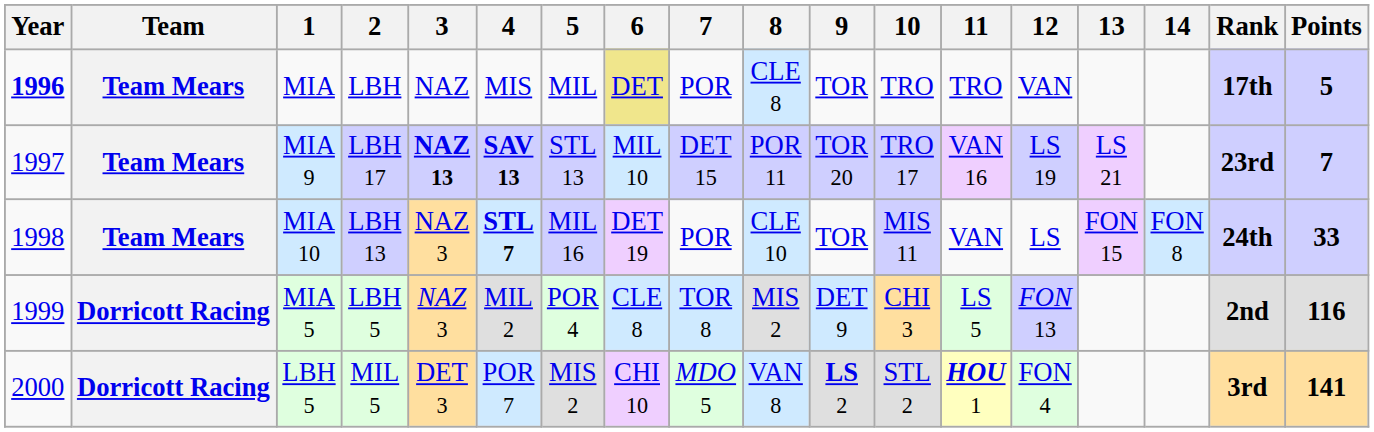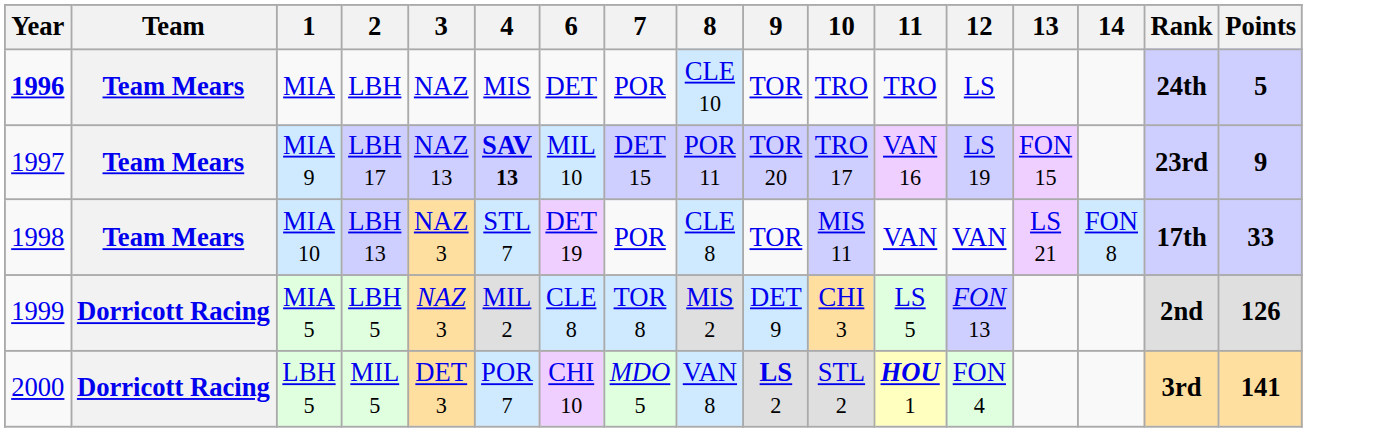- column: (573, 26)
(637, 86) khaki background -> (571, 86) no background
(776, 86) CLE 8 -> (710, 86) CLE 10
(1045, 86) VAN -> (979, 86) LS
(1247, 86) 17th -> (1182, 86) 24th
(442, 161) bold -> (441, 161) normal
(1111, 161) LS 21 -> (1046, 161) FON 15
(1326, 161) 7 -> (1261, 161) 9
(508, 237) bold -> (507, 237) normal
(776, 237) CLE 10 -> (710, 237) CLE 8
(1045, 237) LS -> (979, 237) VAN
(1111, 237) FON 15 -> (1046, 237) LS 21
(1247, 237) 24th -> (1182, 237) 17th
(1326, 312) 116 -> (1261, 312) 126
